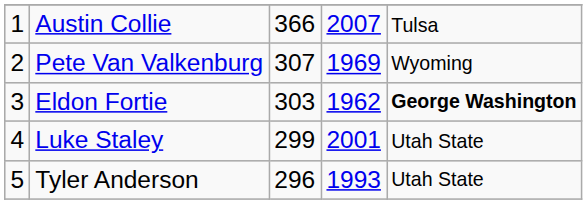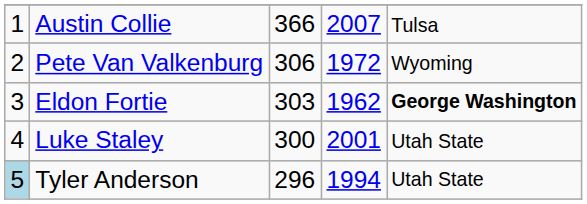(295, 62) 307 -> (295, 62) 306
(354, 62) 1969 -> (354, 62) 1972
(295, 140) 299 -> (295, 140) 300
(17, 179) no background -> (17, 179) lightblue background
(354, 179) 1993 -> (354, 179) 1994
